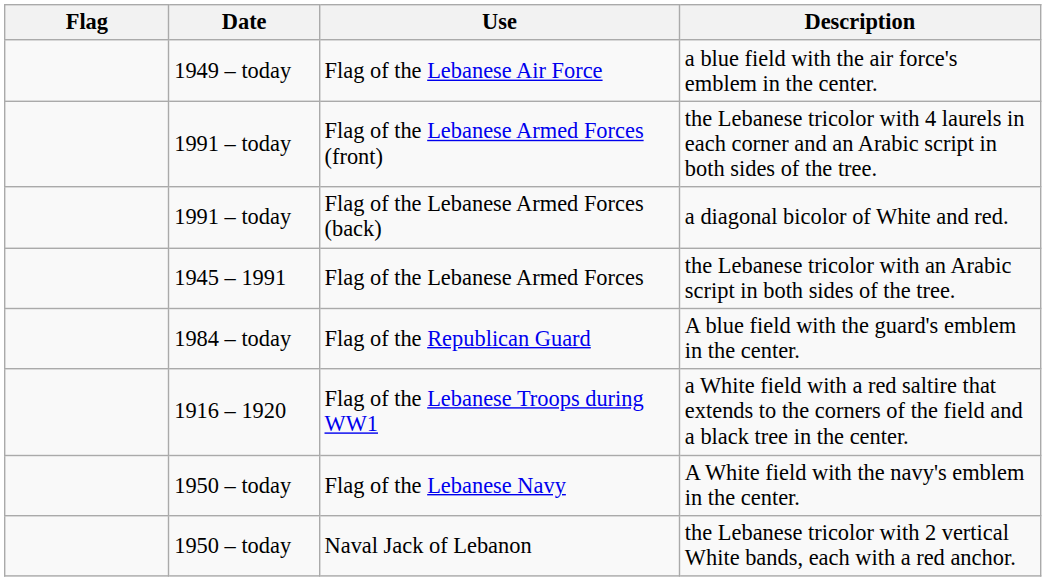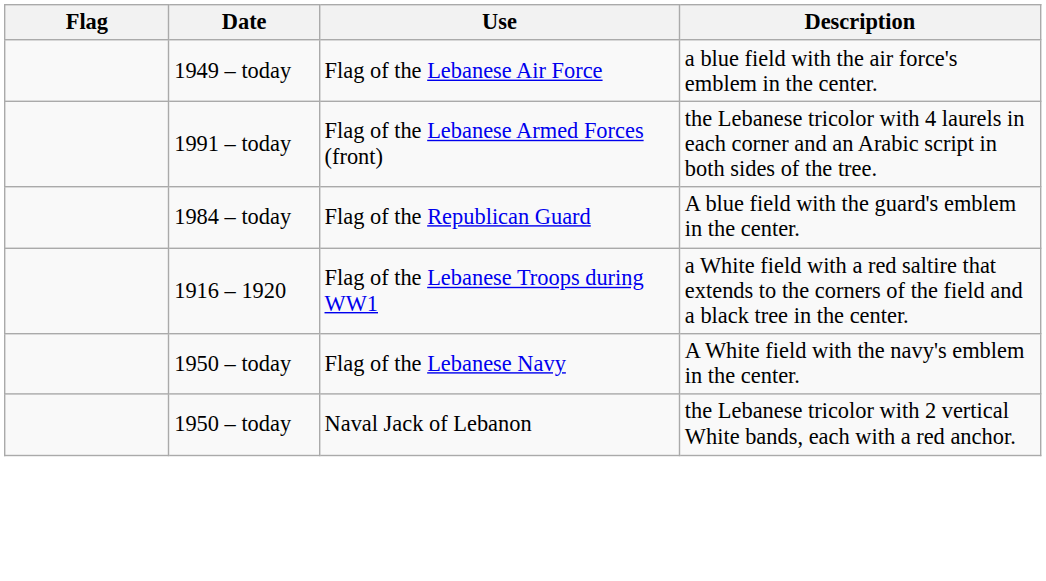- row: (484, 217)
- row: (484, 277)
